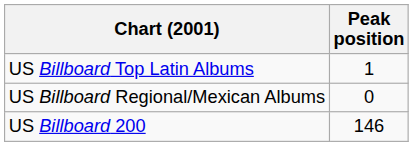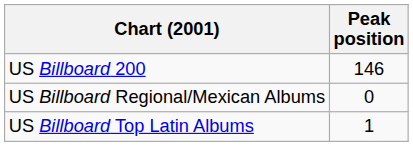rows swapped: (131, 68) <-> (77, 126)
